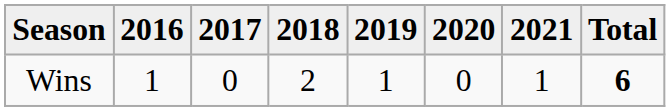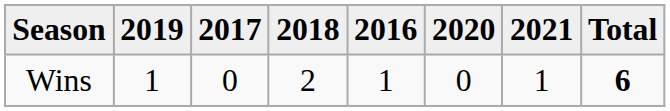columns swapped: (152, 29) <-> (386, 29)
